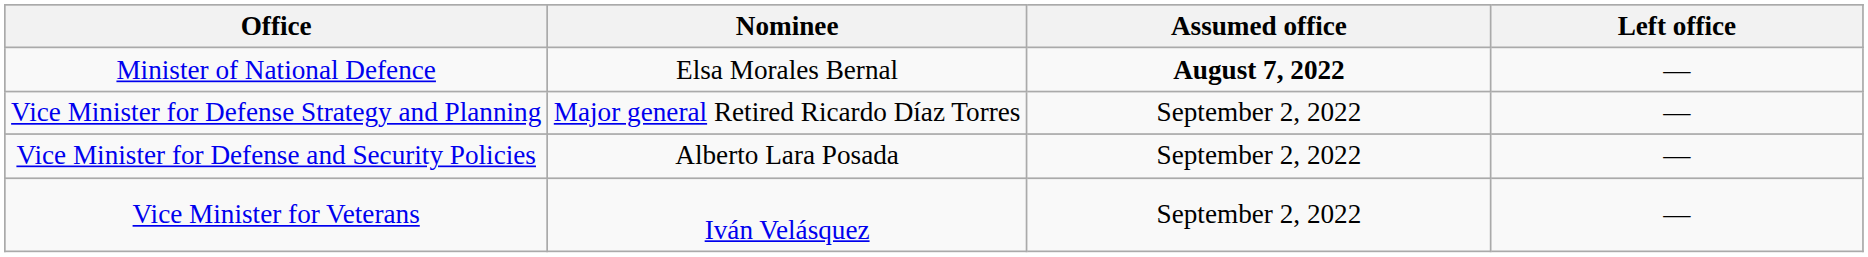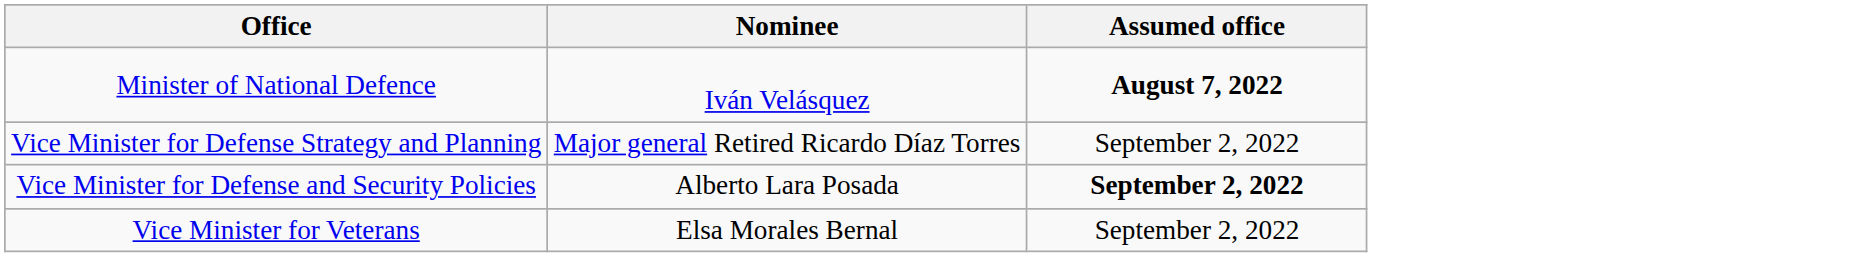- column: (1677, 26)
(787, 69) Elsa Morales Bernal -> (787, 99) Iván Velásquez
(1259, 155) normal -> (1197, 186) bold
(787, 229) Iván Velásquez -> (787, 229) Elsa Morales Bernal
